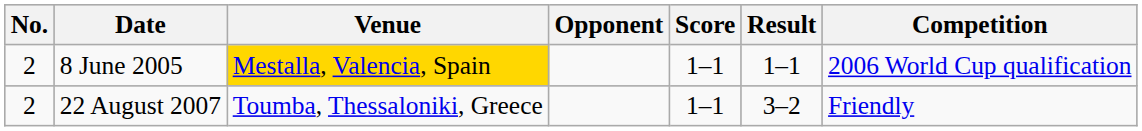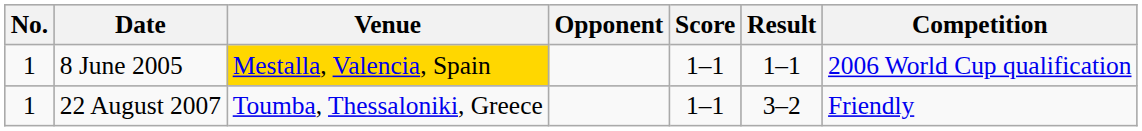(29, 65) 2 -> (29, 65) 1
(29, 105) 2 -> (29, 105) 1
